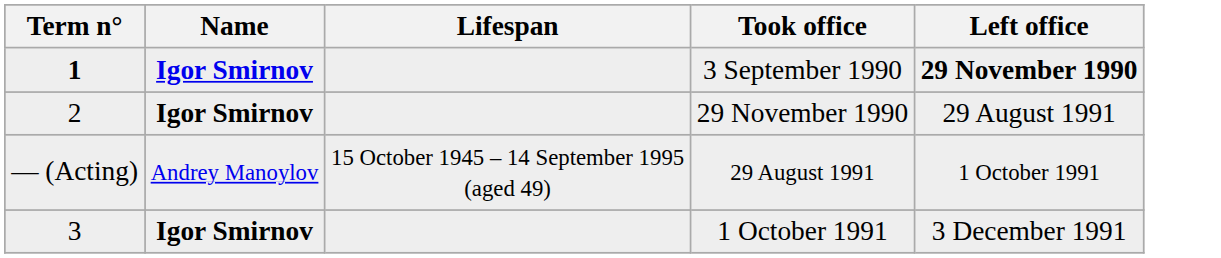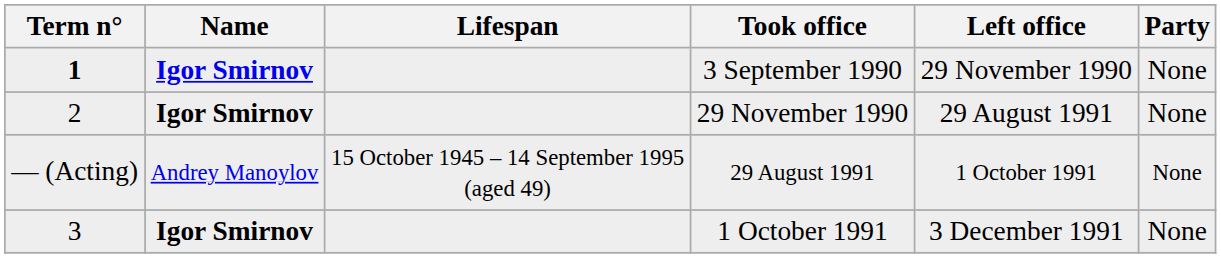+ column: (1177, 26)
(1029, 69) bold -> (1026, 69) normal
